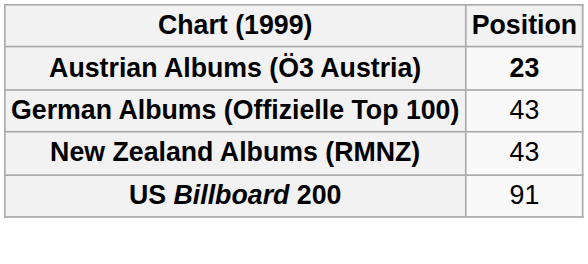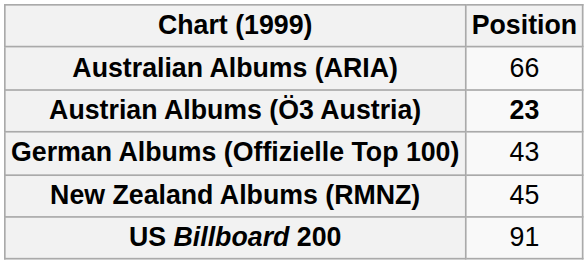+ row: (235, 68)
(524, 152) 43 -> (524, 195) 45
